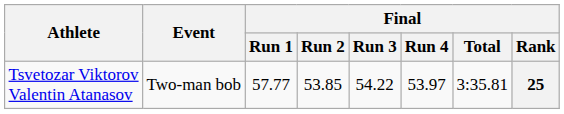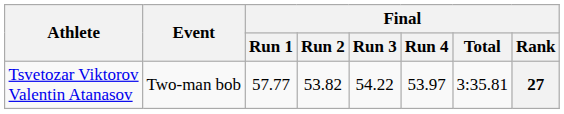(323, 84) 53.85 -> (323, 84) 53.82
(536, 84) 25 -> (536, 84) 27
